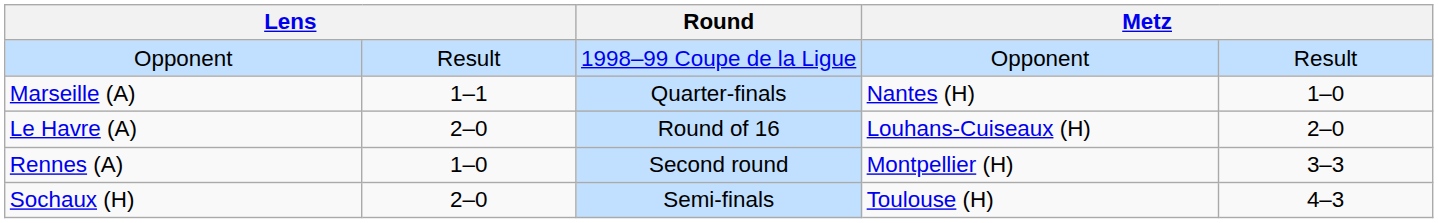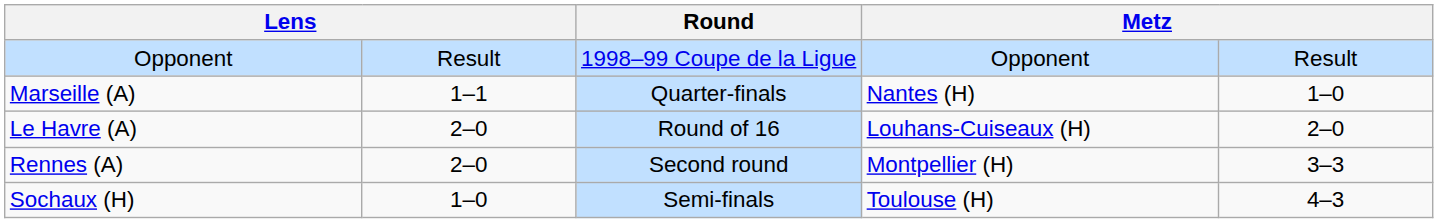(469, 164) 1–0 -> (469, 164) 2–0
(469, 199) 2–0 -> (469, 199) 1–0
